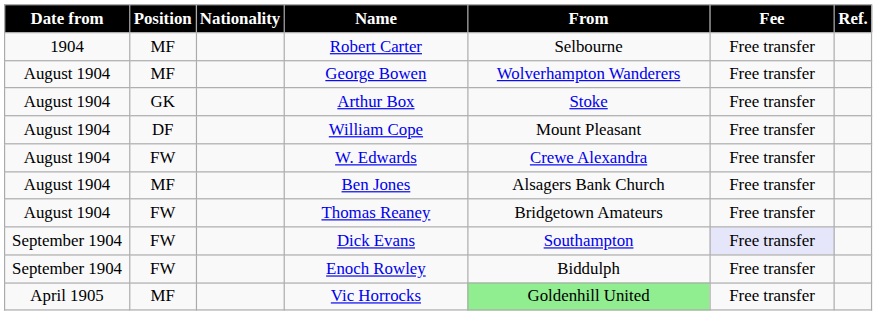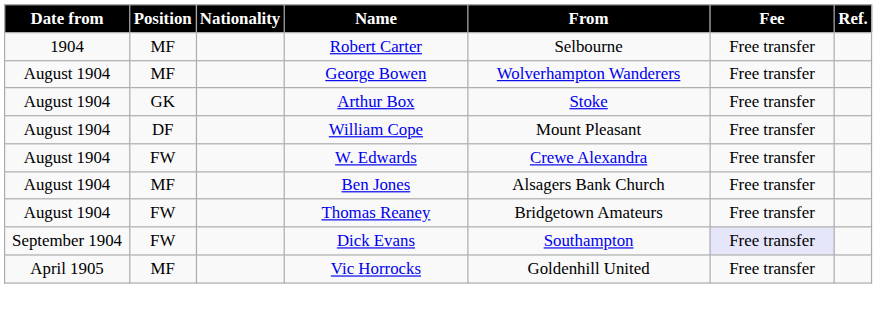- row: (376, 268)
(589, 296) lightgreen background -> (589, 268) no background
